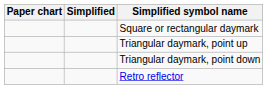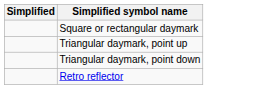- column: (34, 12)
